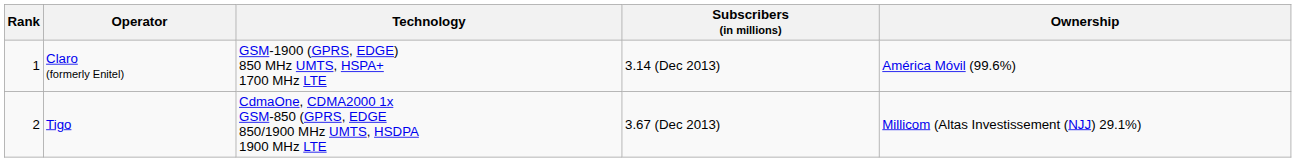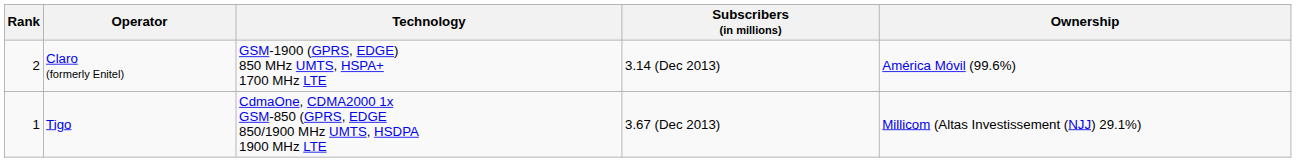(36, 65) 1 -> (36, 65) 2
(36, 124) 2 -> (36, 124) 1
